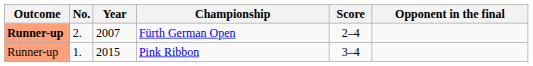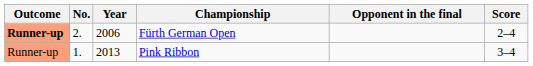columns swapped: (450, 14) <-> (351, 14)
(108, 33) 2007 -> (108, 33) 2006
(108, 52) 2015 -> (108, 52) 2013
